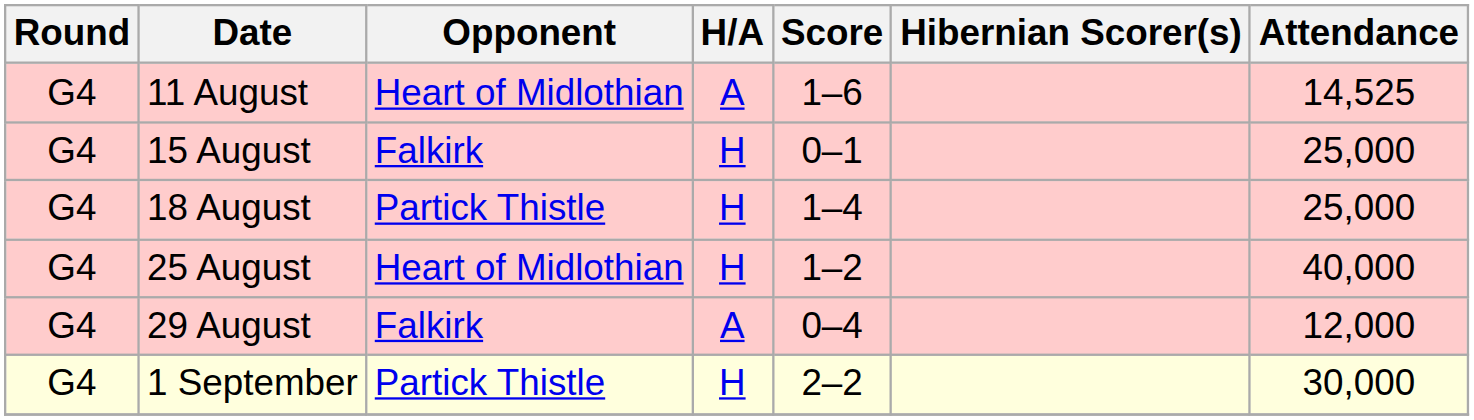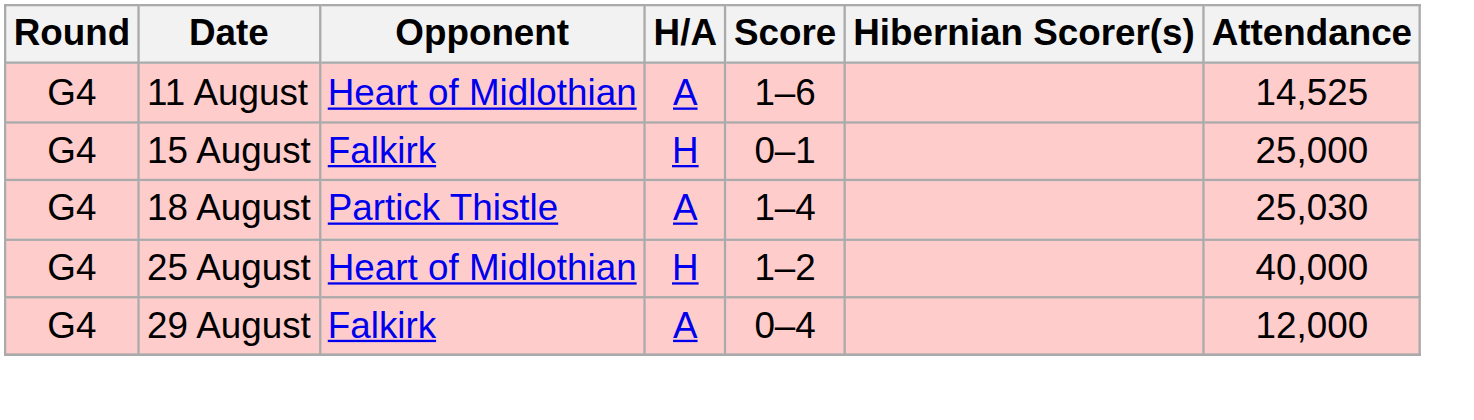(732, 208) H -> (685, 208) A
(1359, 208) 25,000 -> (1312, 208) 25,030
- row: (252, 383)
